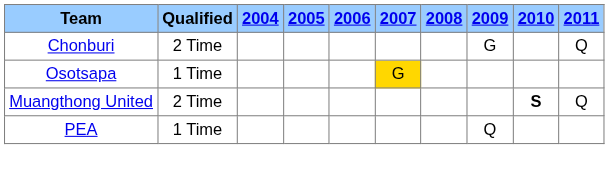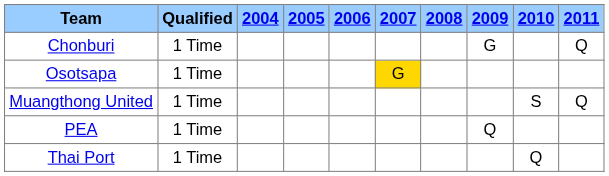(198, 46) 2 Time -> (198, 46) 1 Time
(198, 101) 2 Time -> (198, 101) 1 Time
(536, 101) bold -> (536, 101) normal
+ row: (81, 157)
